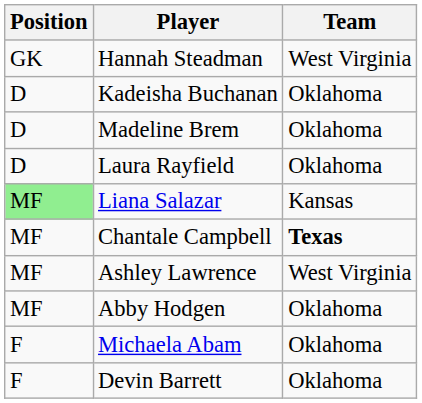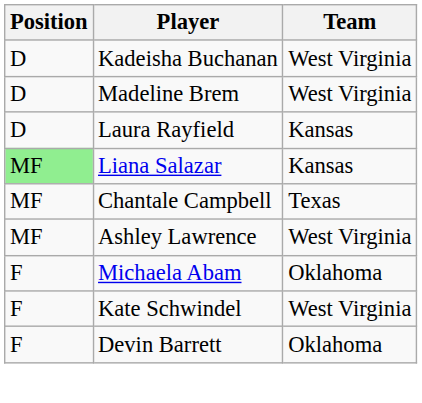- row: (180, 58)
(335, 93) Oklahoma -> (350, 58) West Virginia
(335, 129) Oklahoma -> (350, 93) West Virginia
(335, 165) Oklahoma -> (321, 129) Kansas
(315, 237) bold -> (314, 201) normal
- row: (162, 308)
+ row: (170, 308)
